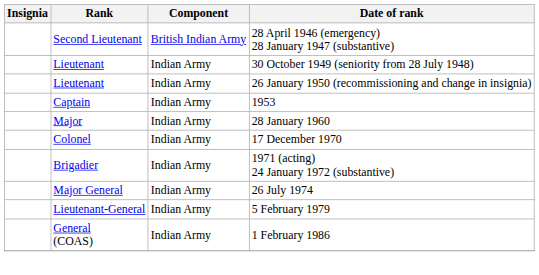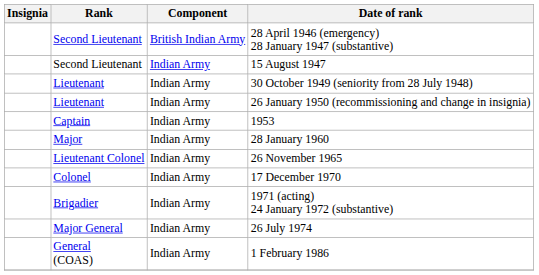+ row: (288, 64)
+ row: (296, 158)
- row: (291, 209)
